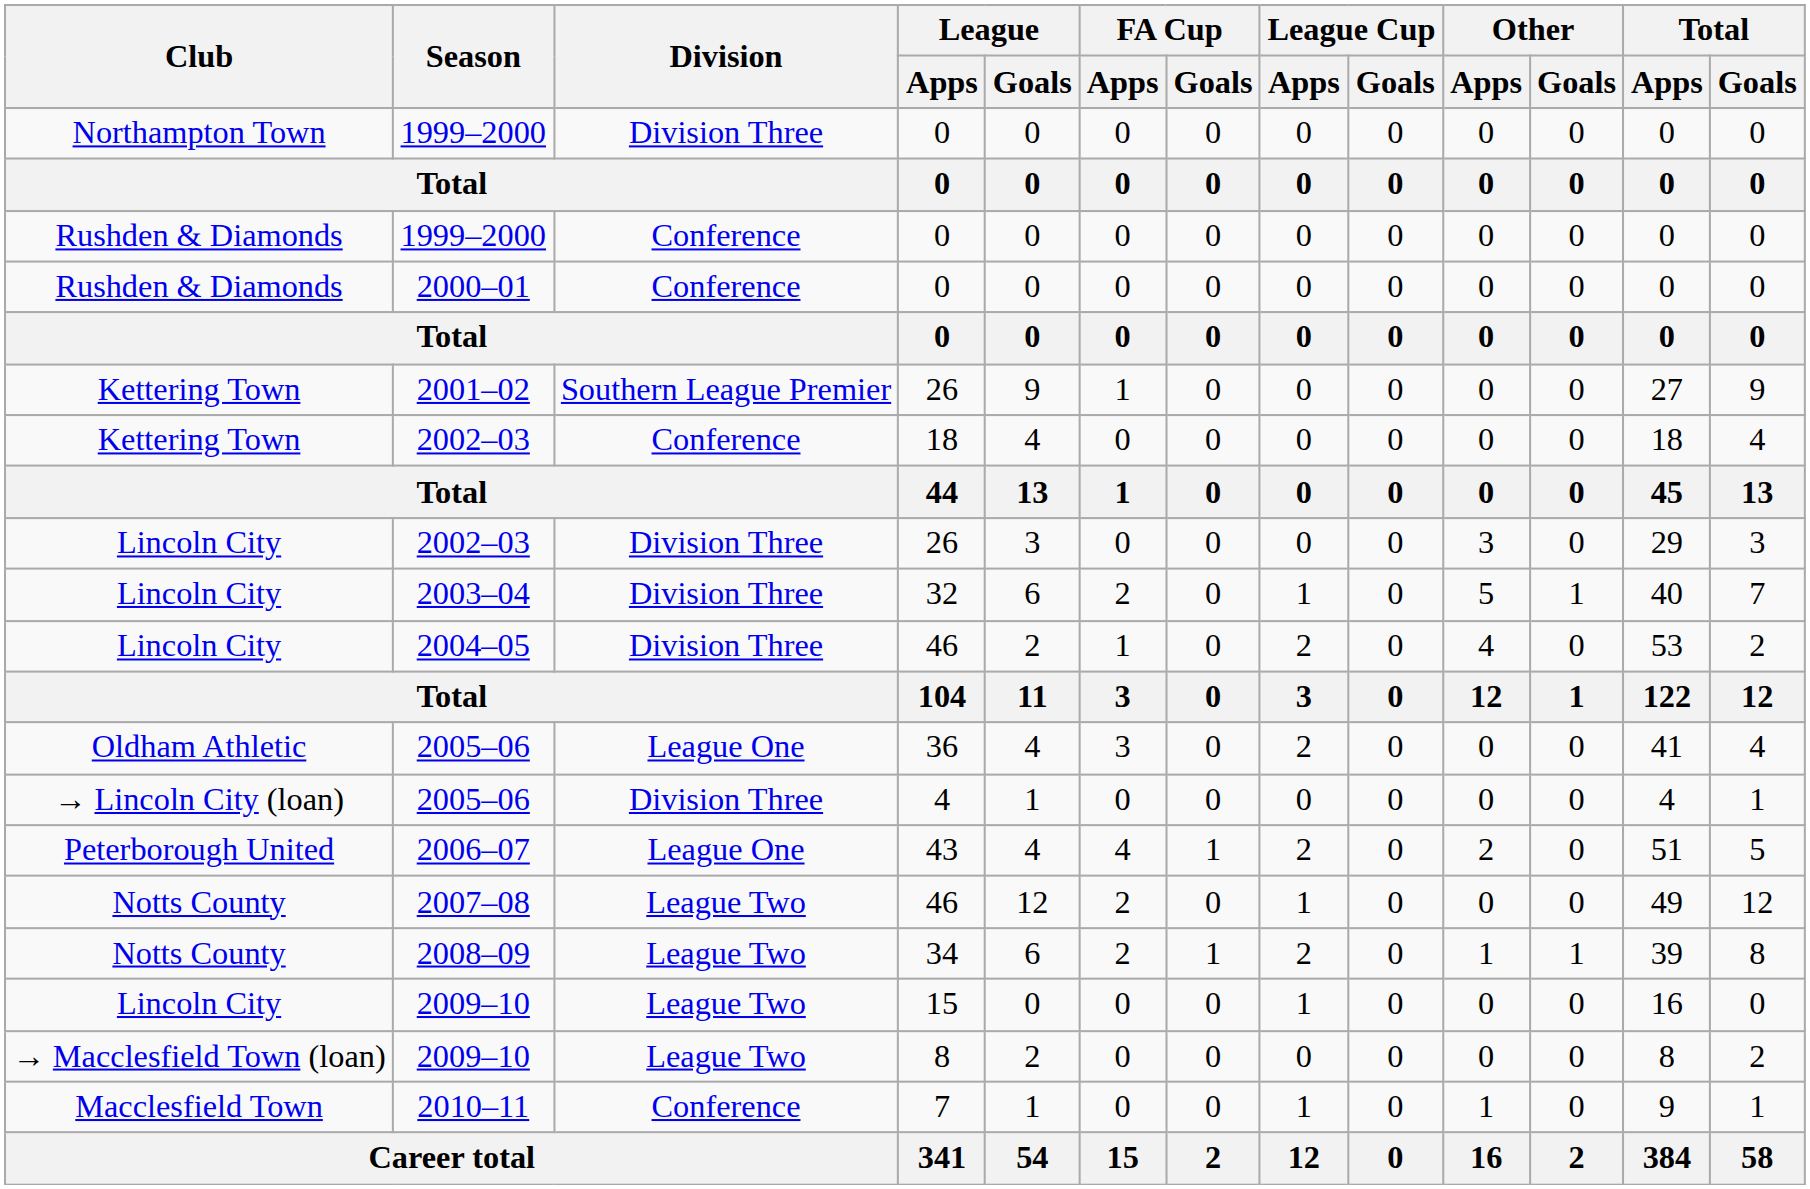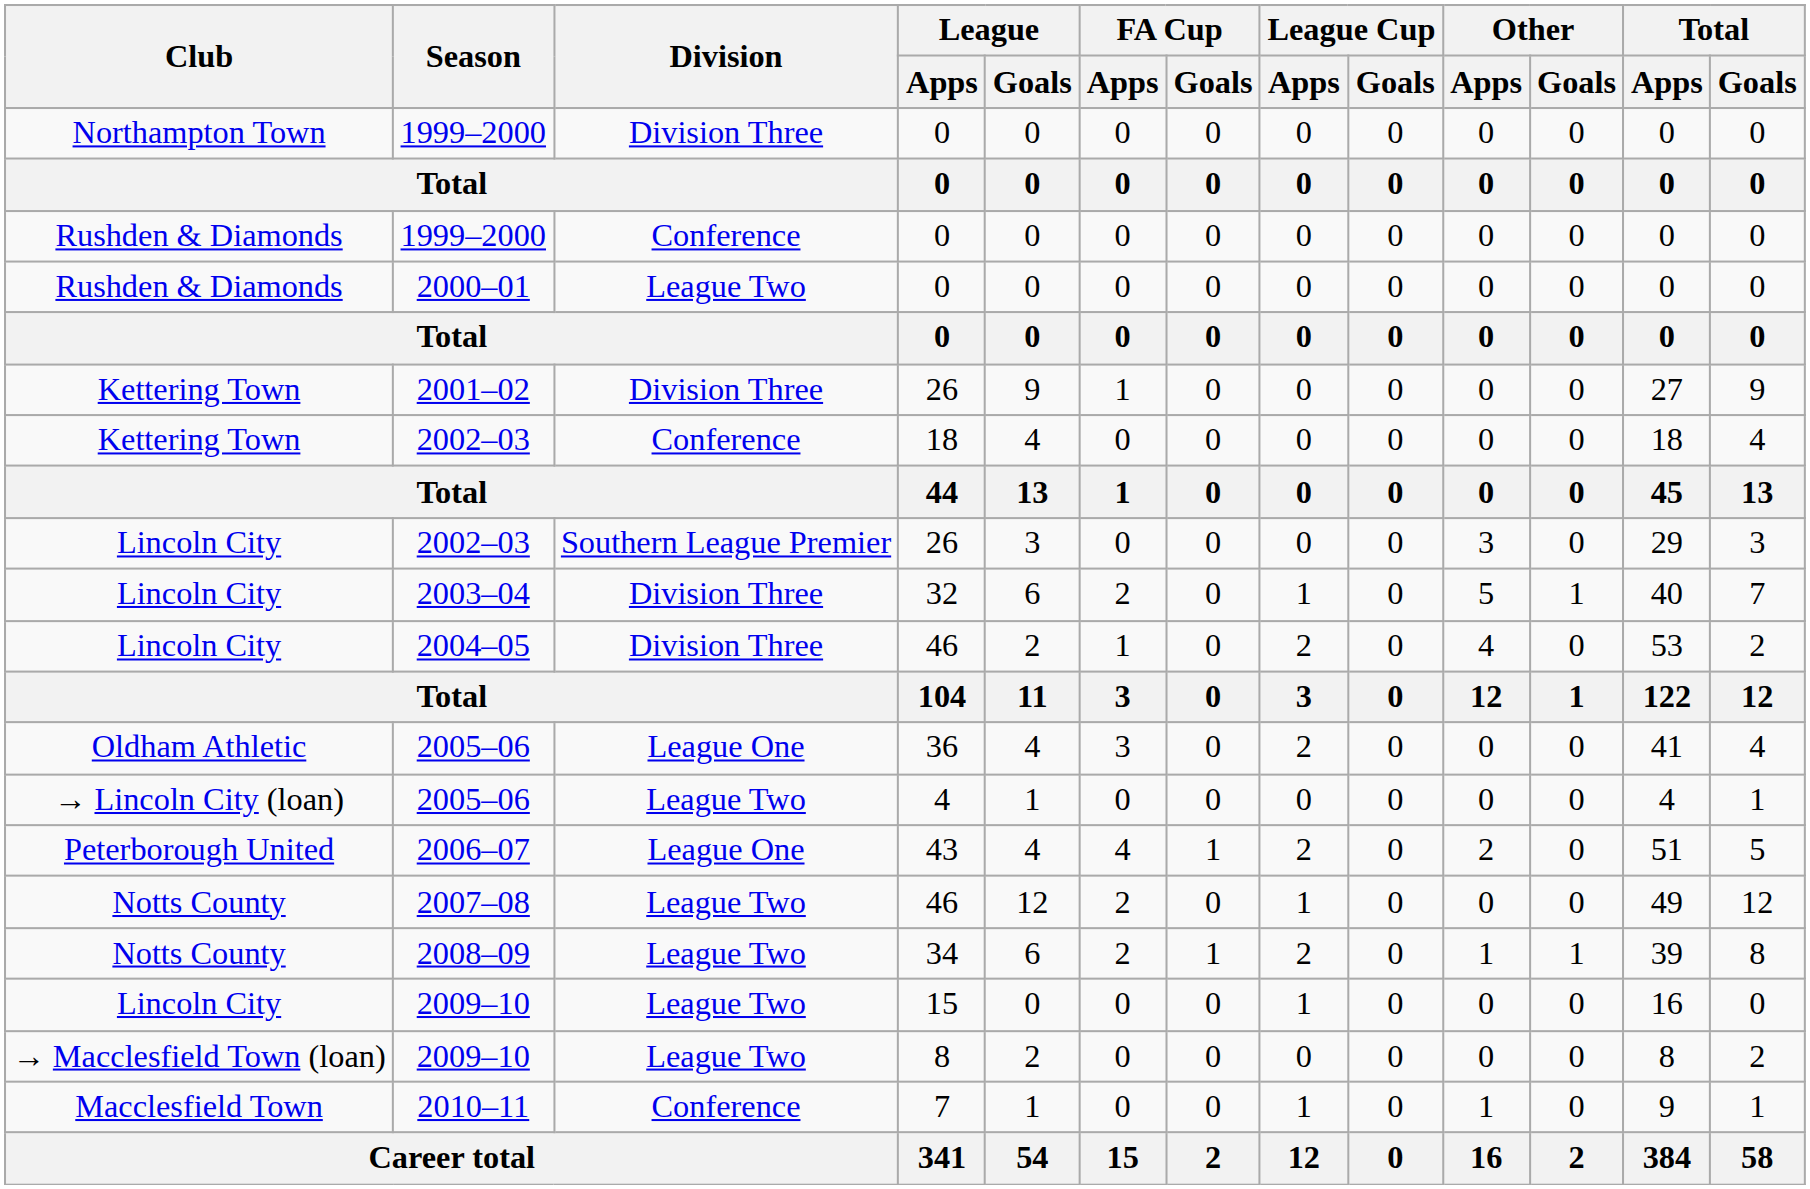(726, 286) Conference -> (726, 286) League Two
(726, 388) Southern League Premier -> (726, 388) Division Three
(726, 542) Division Three -> (726, 542) Southern League Premier
(726, 798) Division Three -> (726, 798) League Two
